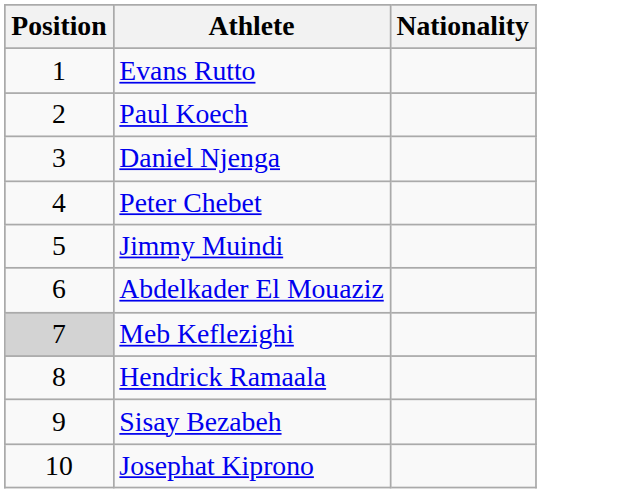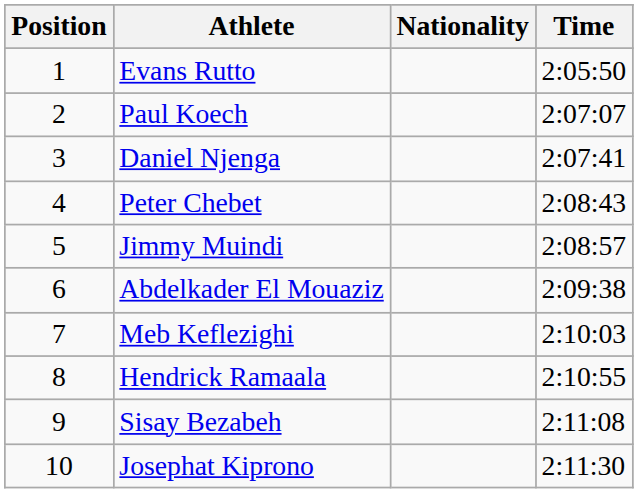+ column: (584, 26)
(59, 333) lightgrey background -> (59, 333) no background
